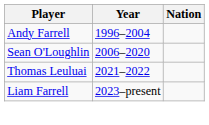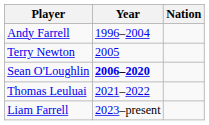+ row: (41, 52)
(122, 52) normal -> (122, 71) bold
